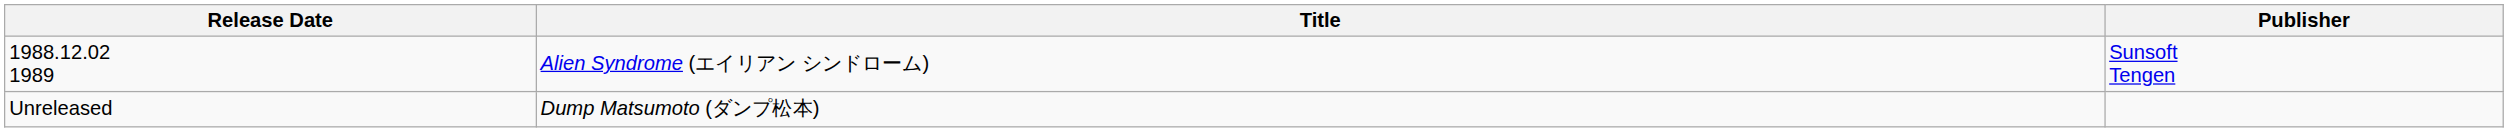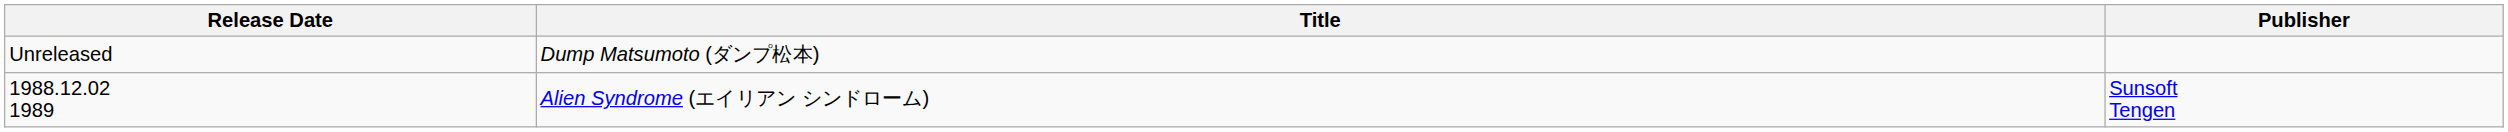rows swapped: (60, 63) <-> (61, 109)
